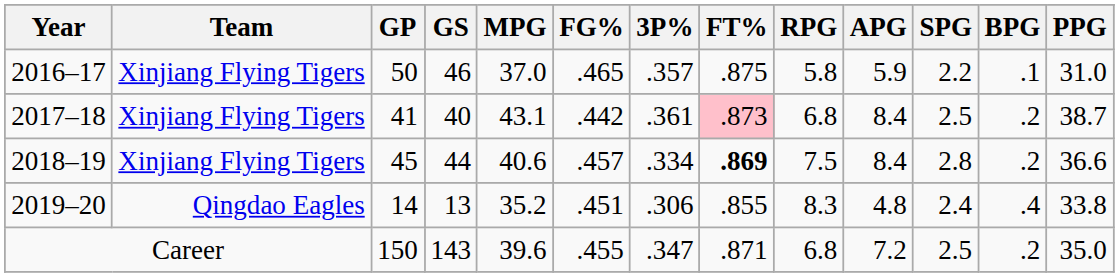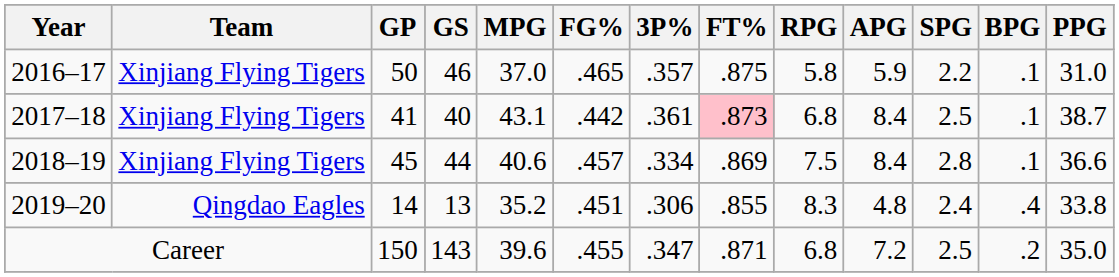(1030, 116) .2 -> (1030, 116) .1
(744, 160) bold -> (744, 160) normal
(1030, 160) .2 -> (1030, 160) .1
